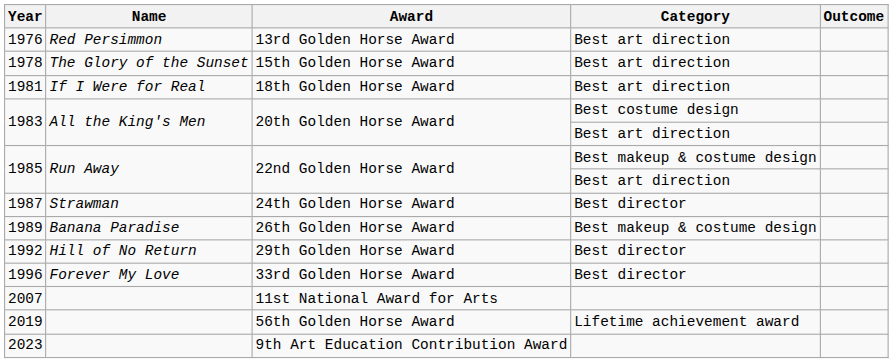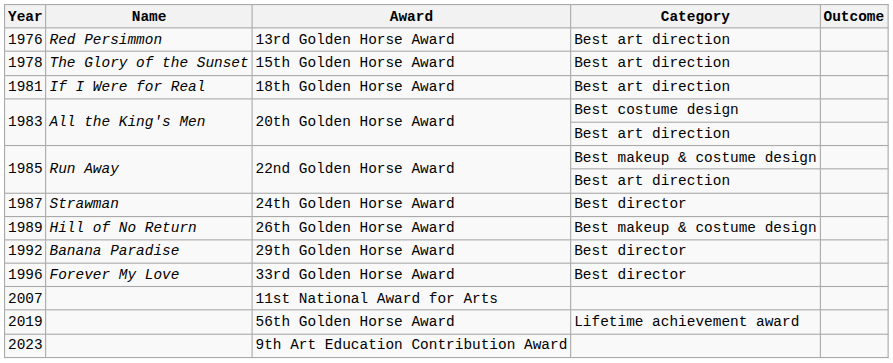(114, 228) Banana Paradise -> (123, 228) Hill of No Return
(123, 251) Hill of No Return -> (114, 251) Banana Paradise
